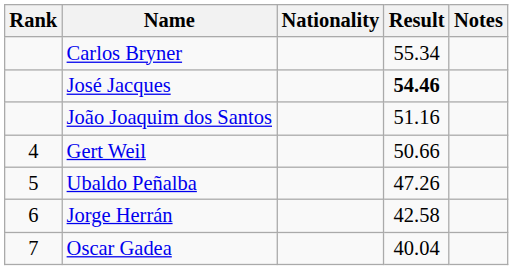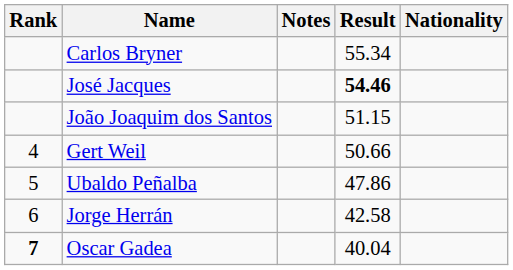columns swapped: (330, 20) <-> (478, 20)
(417, 118) 51.16 -> (368, 118) 51.15
(417, 183) 47.26 -> (368, 183) 47.86
(33, 248) normal -> (33, 248) bold
